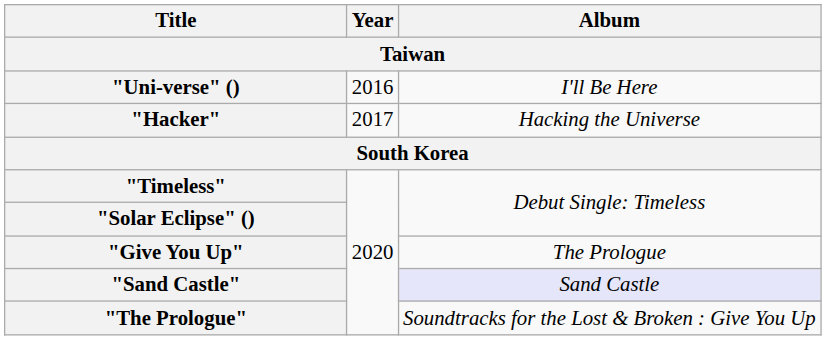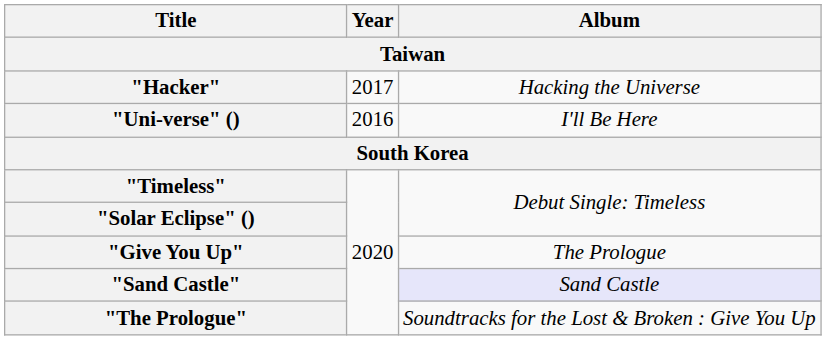rows swapped: (176, 86) <-> (176, 119)
